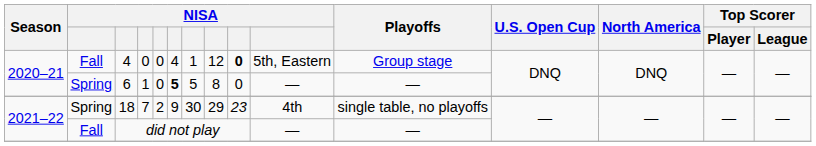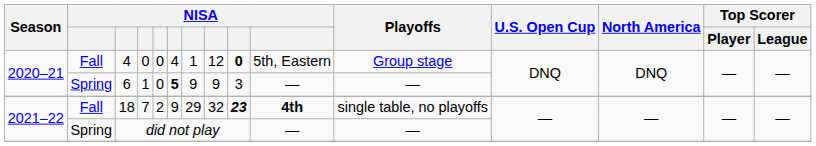(193, 84) 5 -> (193, 84) 9
(216, 84) 8 -> (216, 84) 9
(239, 84) 0 -> (239, 84) 3
(91, 107) Spring -> (91, 107) Fall
(193, 107) 30 -> (193, 107) 29
(216, 107) 29 -> (216, 107) 32
(239, 107) normal -> (239, 107) bold
(292, 107) normal -> (292, 107) bold
(91, 130) Fall -> (91, 130) Spring
